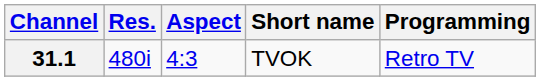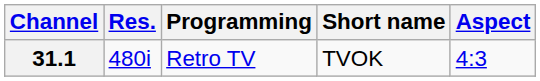columns swapped: (204, 22) <-> (458, 22)
